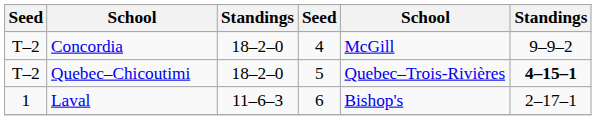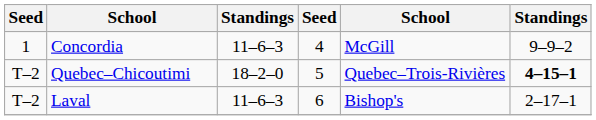(26, 45) T–2 -> (26, 45) 1
(258, 45) 18–2–0 -> (258, 45) 11–6–3
(26, 100) 1 -> (26, 100) T–2
